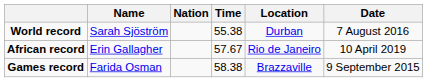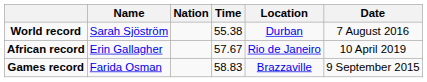(228, 67) 58.38 -> (228, 67) 58.83
